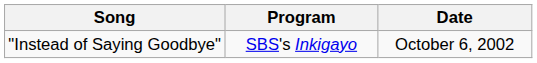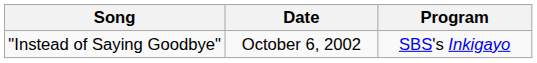columns swapped: (301, 17) <-> (455, 17)
